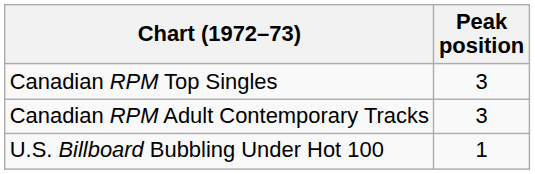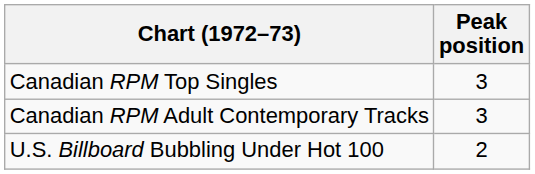(482, 150) 1 -> (482, 150) 2
